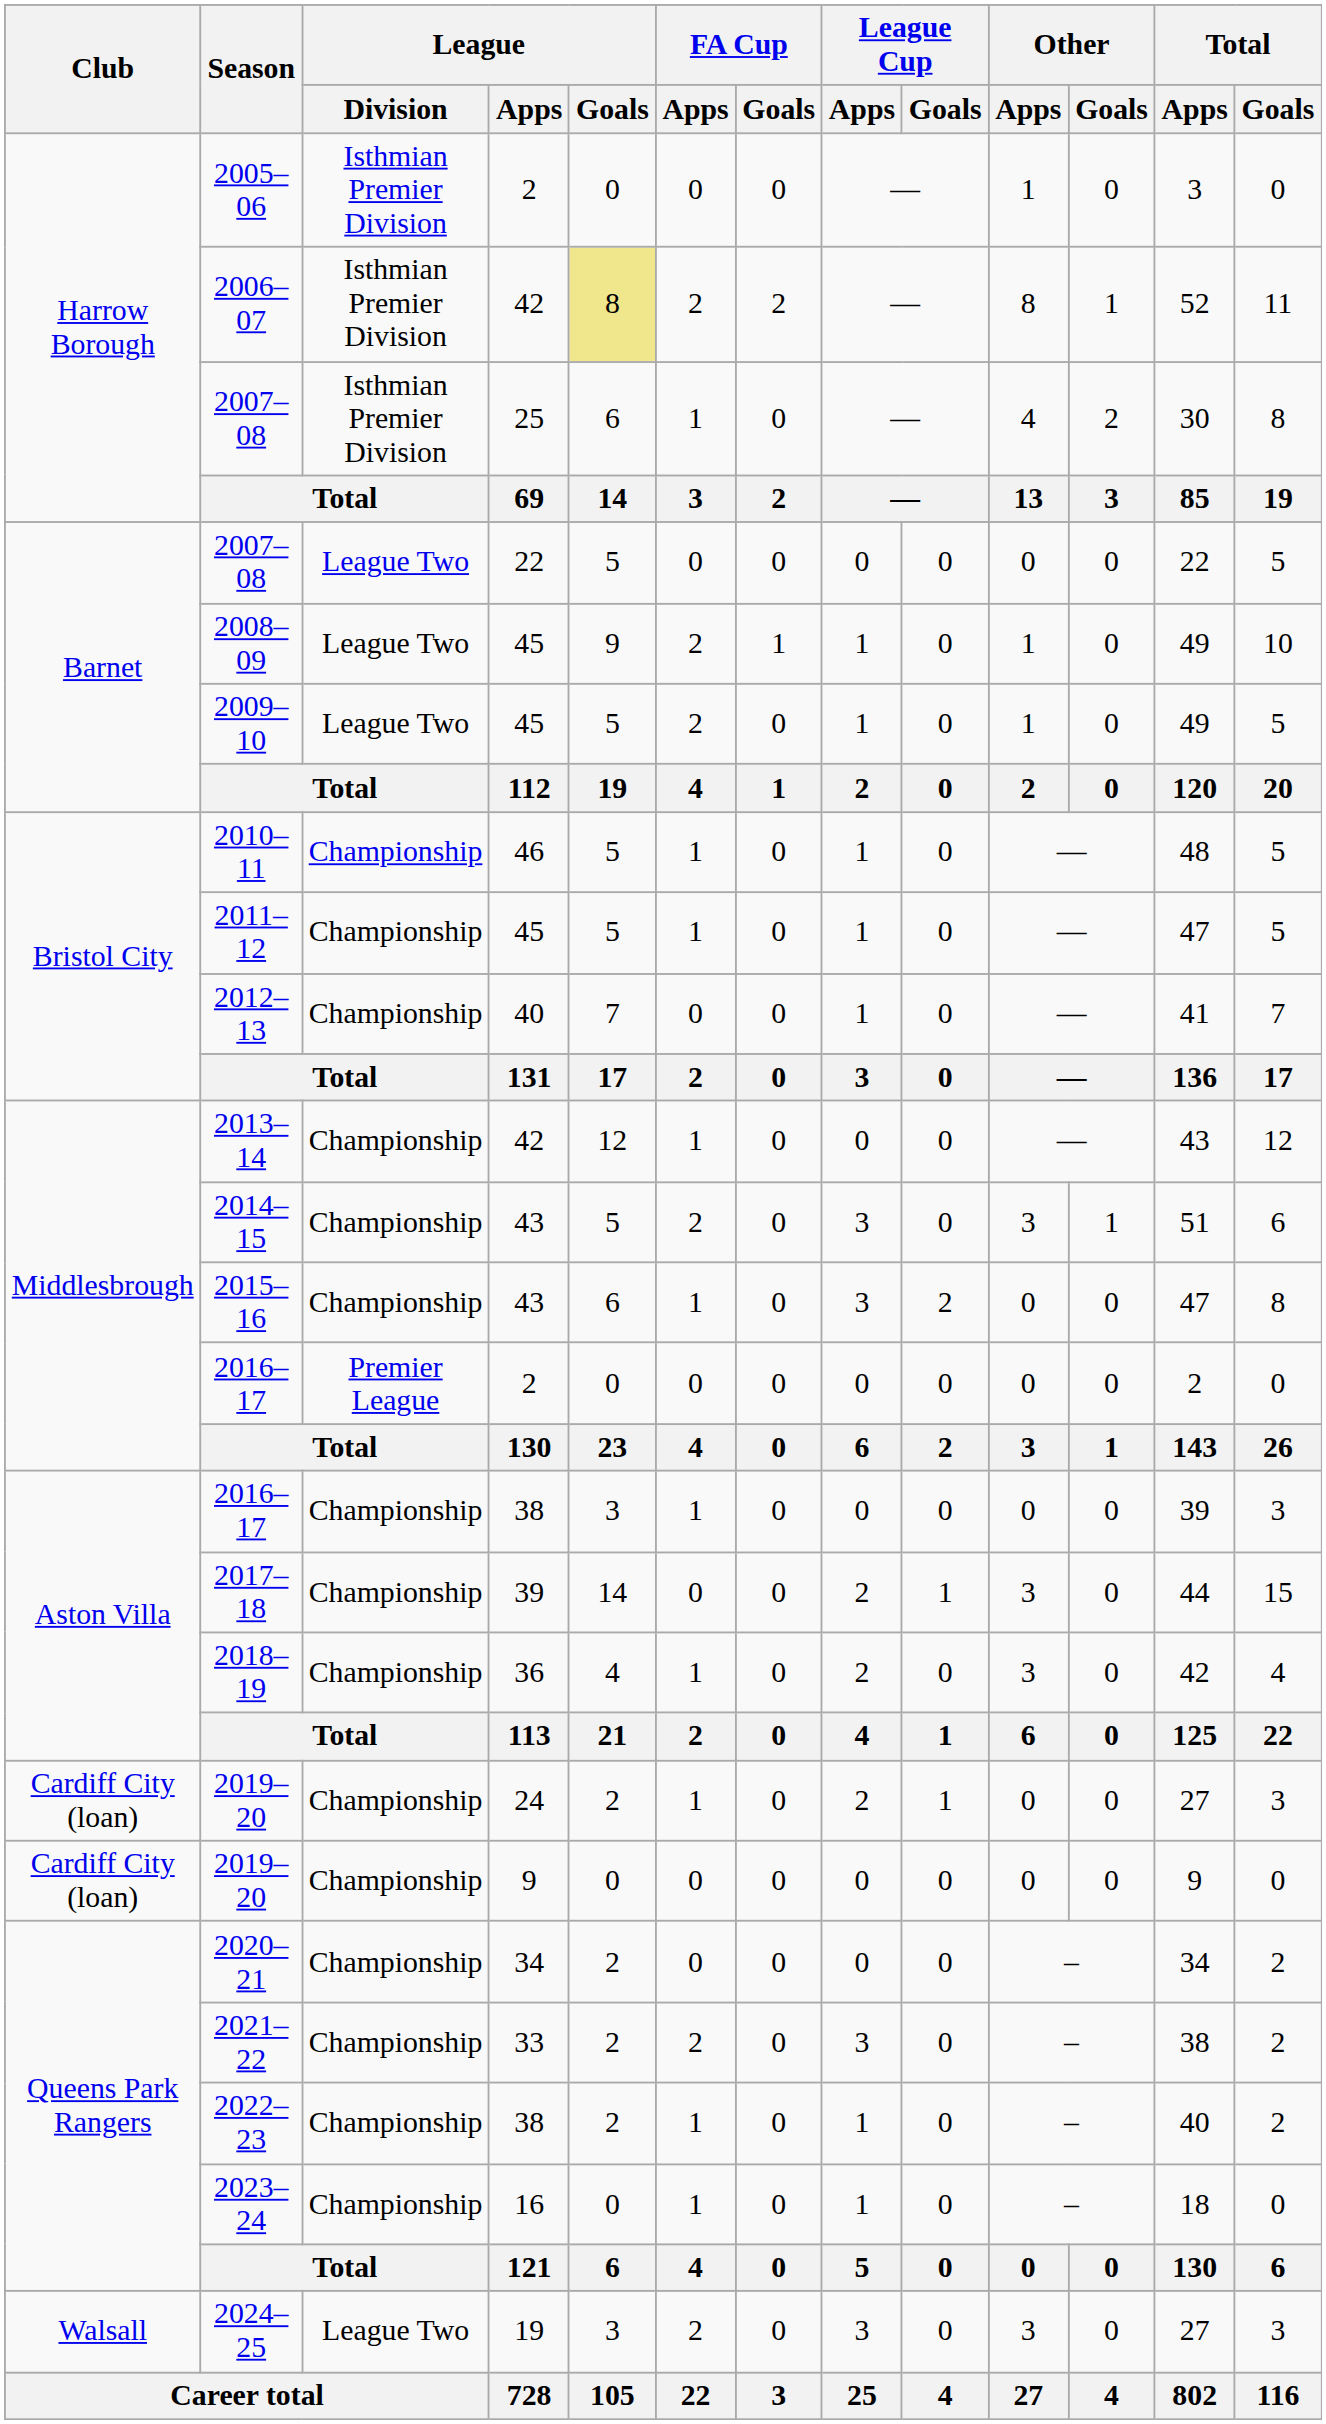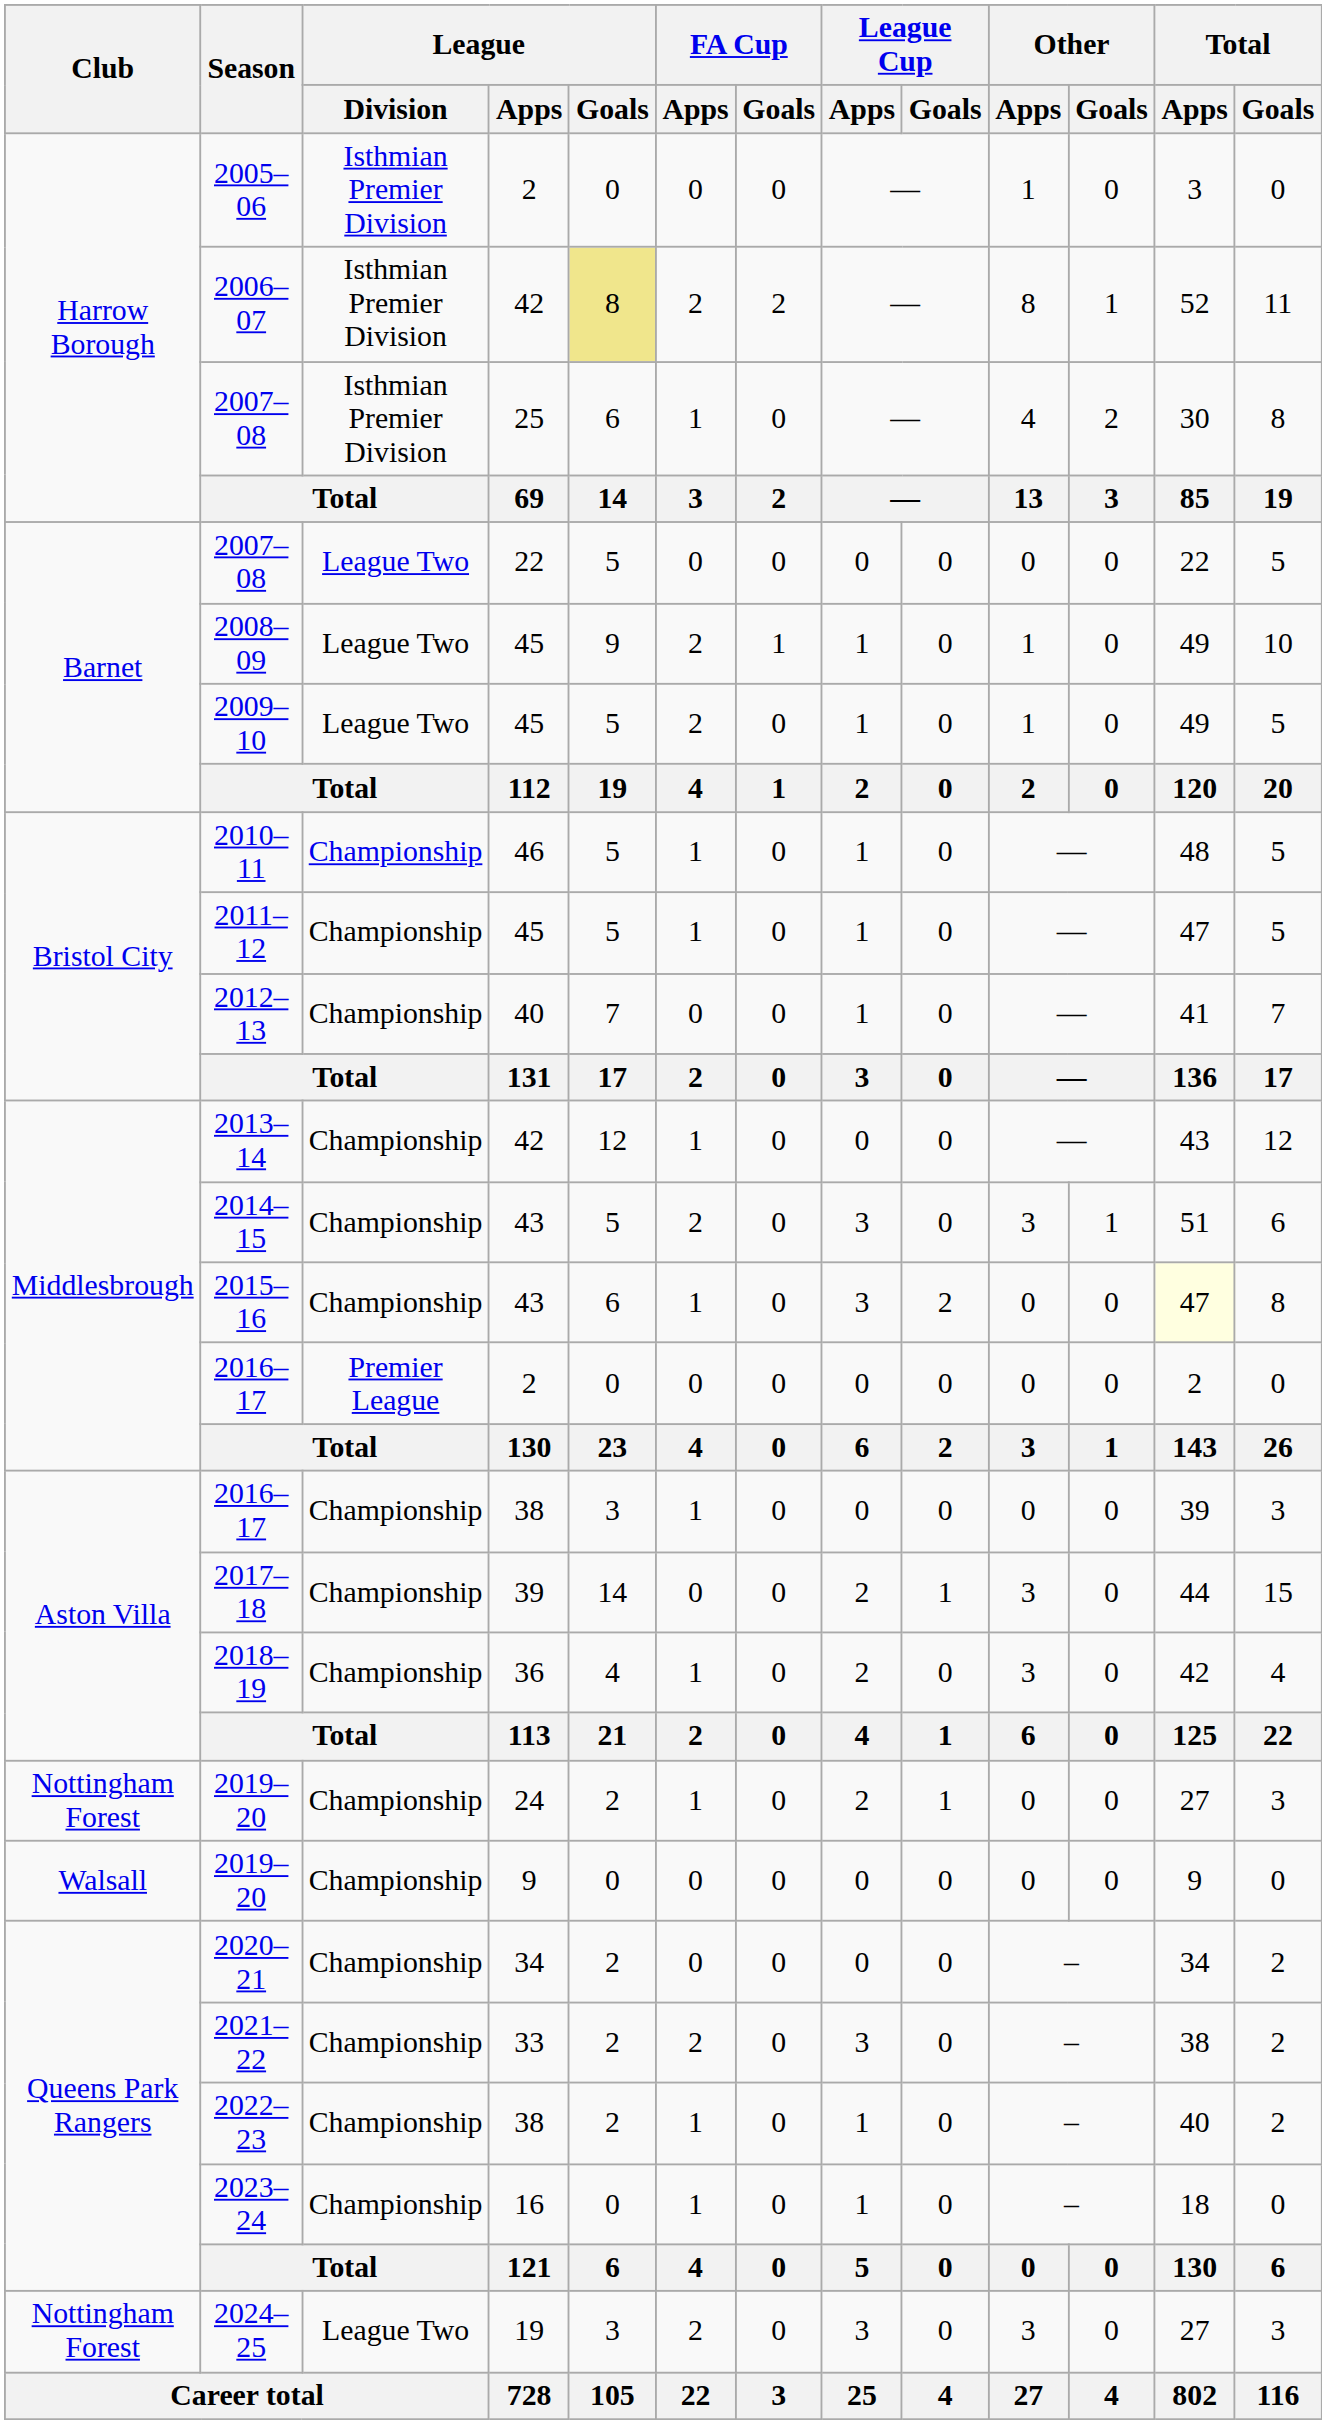(1195, 1302) no background -> (1195, 1302) lightyellow background
(103, 1799) Cardiff City (loan) -> (103, 1799) Nottingham Forest
(103, 1880) Cardiff City (loan) -> (103, 1880) Walsall
(103, 2331) Walsall -> (103, 2331) Nottingham Forest
